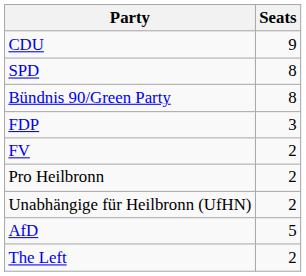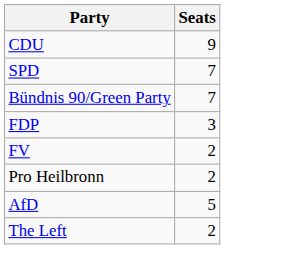(292, 71) 8 -> (212, 71) 7
(292, 97) 8 -> (212, 97) 7
- row: (130, 204)
